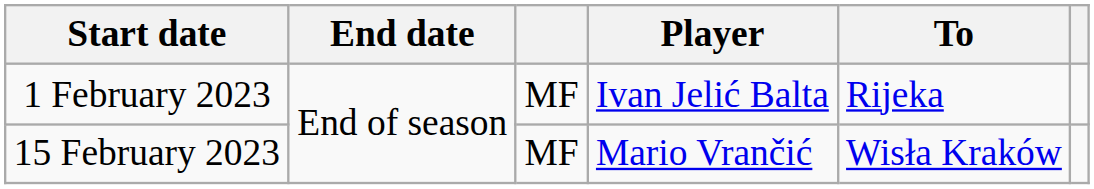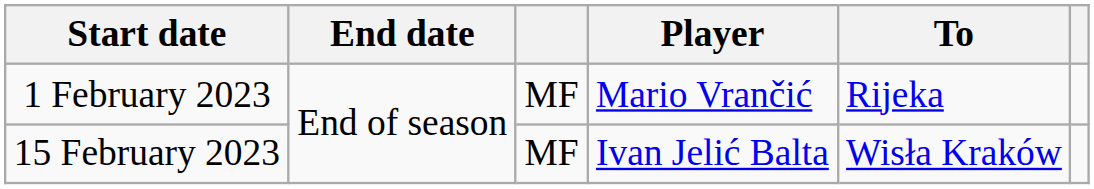(712, 93) Ivan Jelić Balta -> (704, 93) Mario Vrančić
(704, 152) Mario Vrančić -> (712, 152) Ivan Jelić Balta
